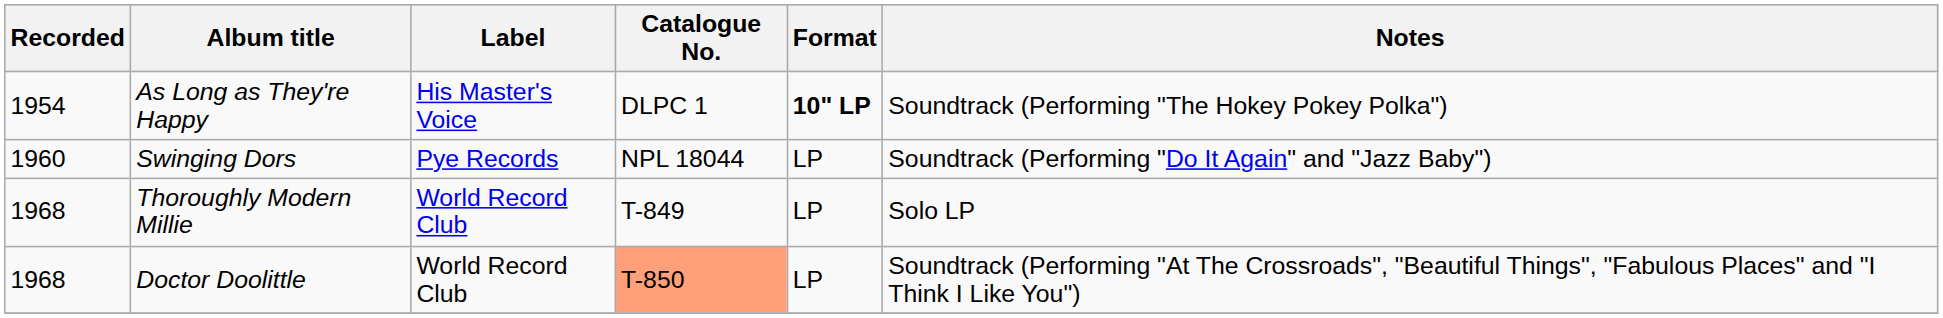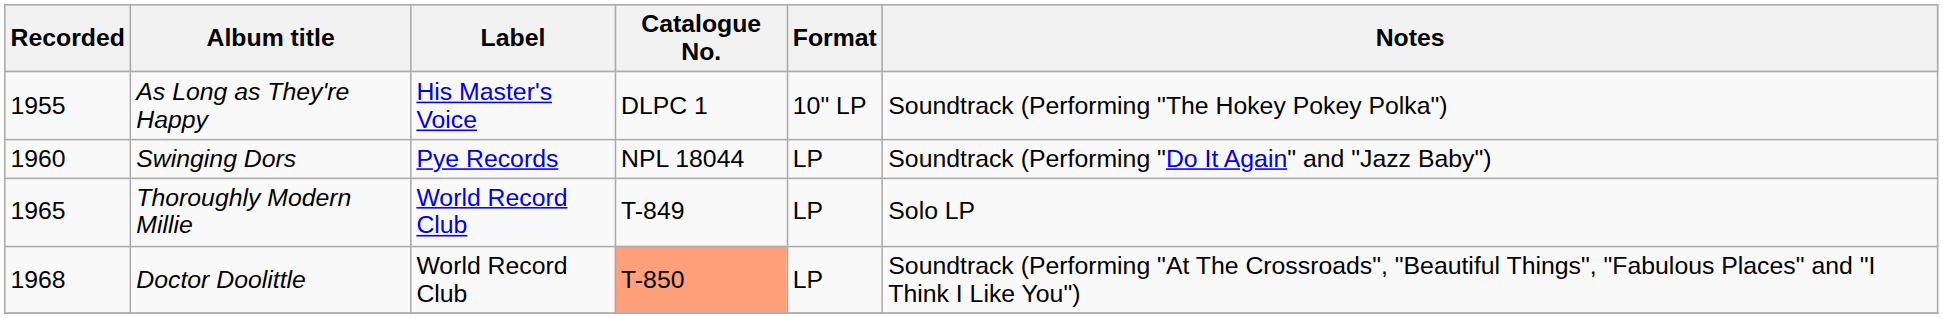(38, 105) 1954 -> (38, 105) 1955
(832, 105) bold -> (830, 105) normal
(38, 211) 1968 -> (38, 211) 1965
